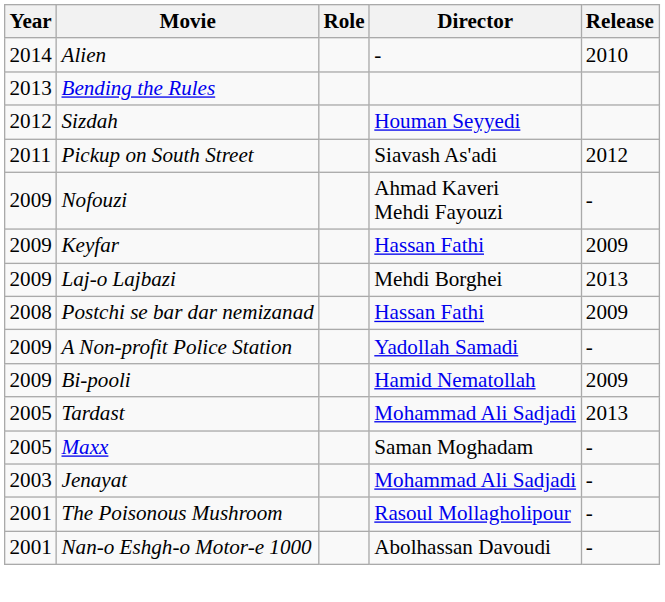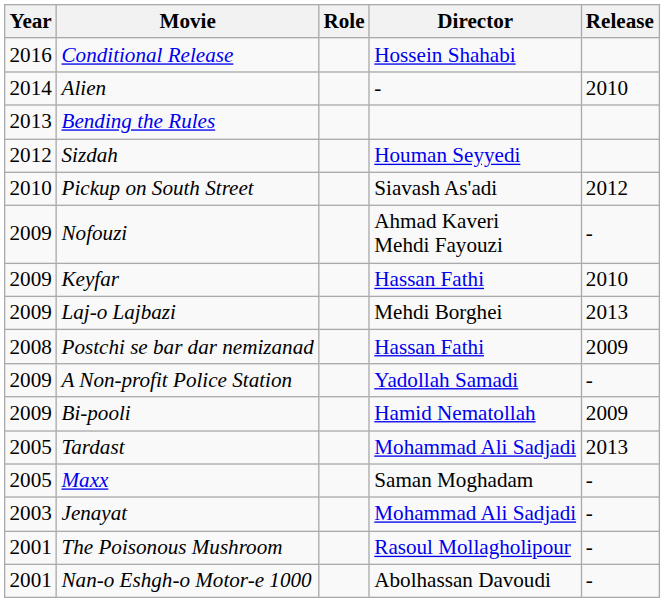+ row: (147, 54)
(30, 155) 2011 -> (31, 188) 2010
(607, 245) 2009 -> (607, 279) 2010
